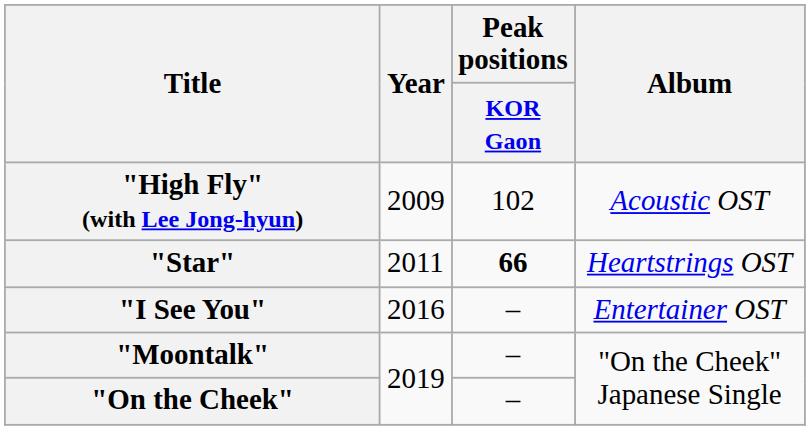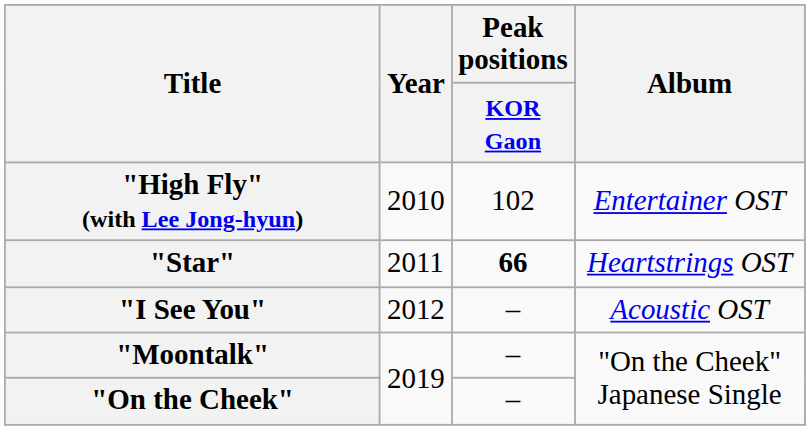(416, 200) 2009 -> (416, 200) 2010
(690, 200) Acoustic OST -> (690, 200) Entertainer OST
(416, 308) 2016 -> (416, 308) 2012
(690, 308) Entertainer OST -> (690, 308) Acoustic OST
